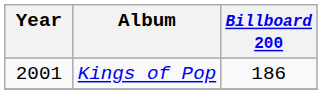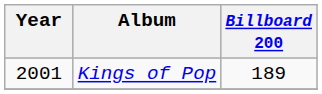(269, 74) 186 -> (269, 74) 189
